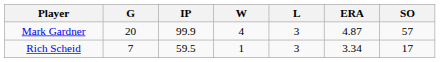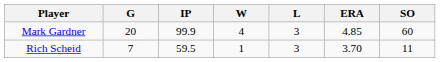(352, 31) 4.87 -> (352, 31) 4.85
(407, 31) 57 -> (407, 31) 60
(352, 48) 3.34 -> (352, 48) 3.70
(407, 48) 17 -> (407, 48) 11
